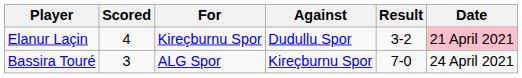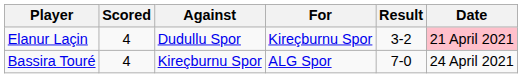columns swapped: (210, 15) <-> (320, 15)
(127, 61) 3 -> (127, 61) 4
